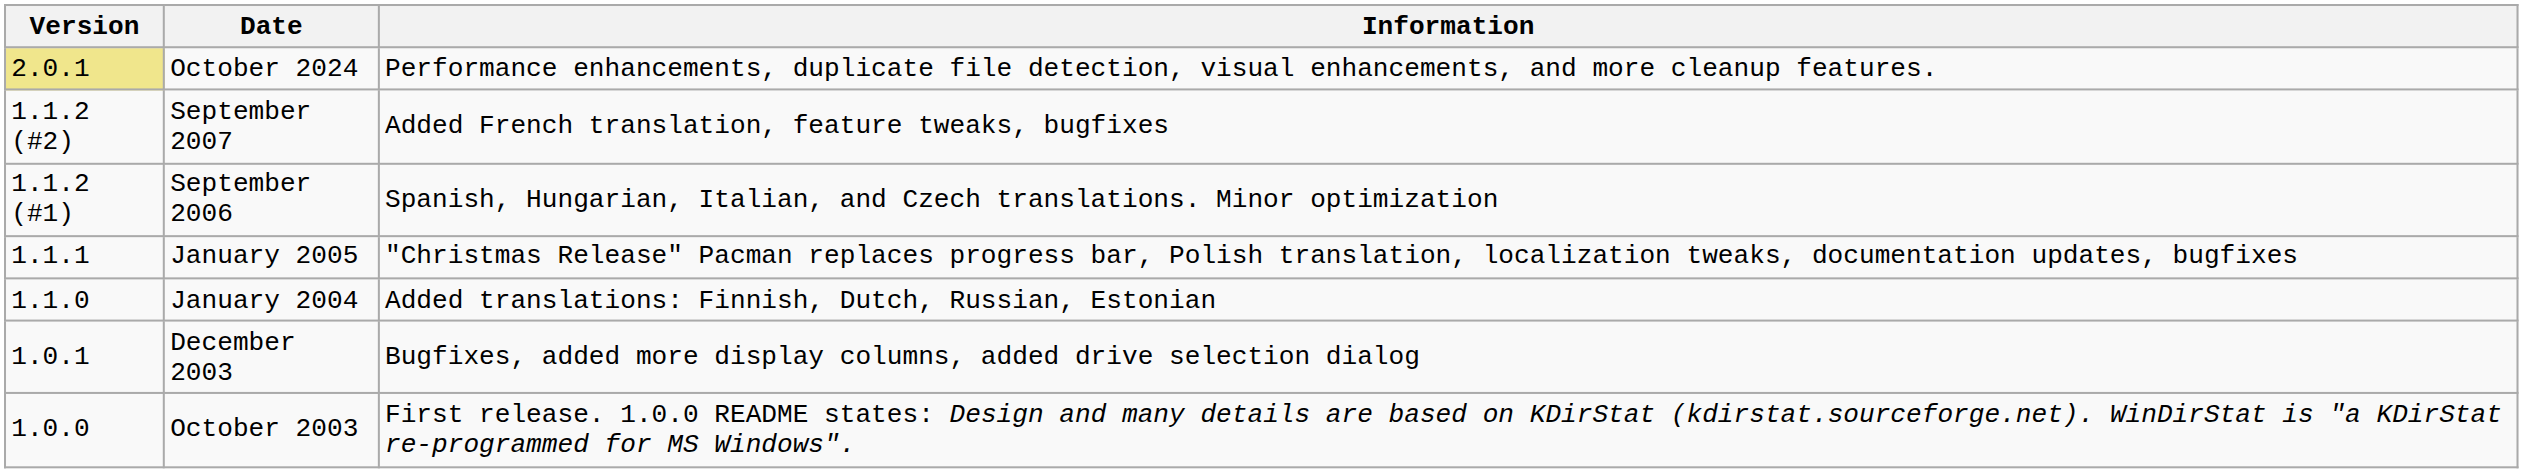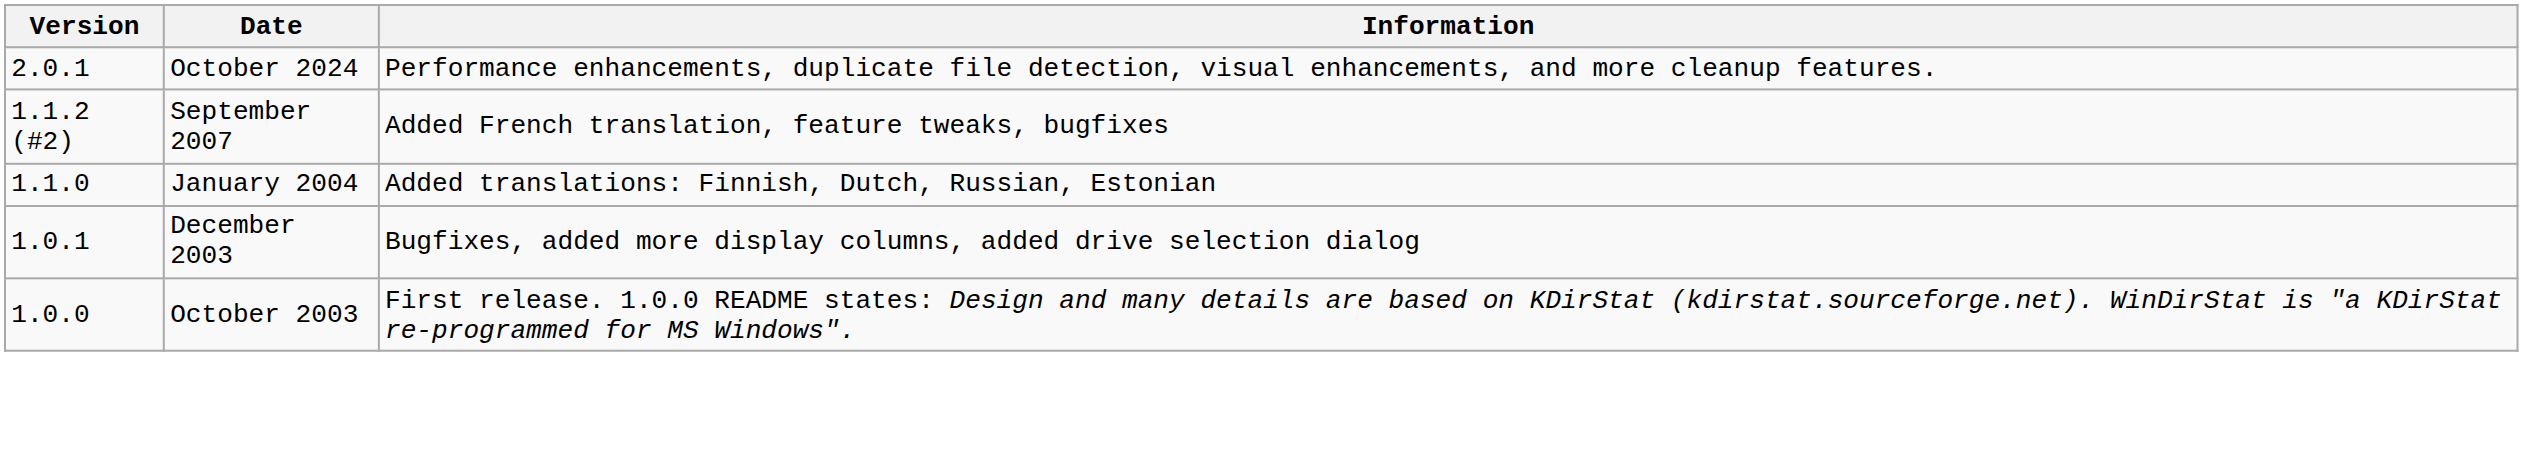(50, 69) khaki background -> (50, 69) no background
- row: (241, 199)
- row: (264, 257)
